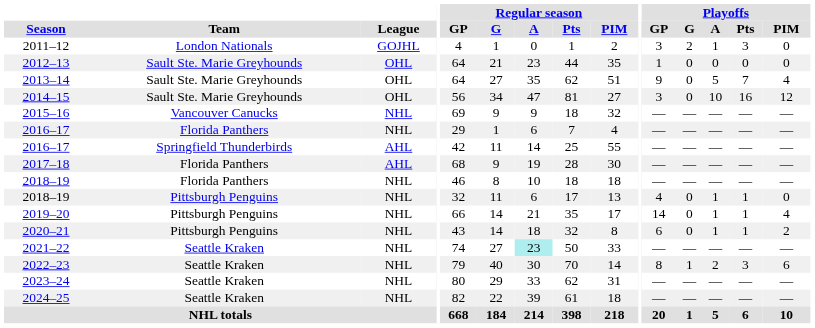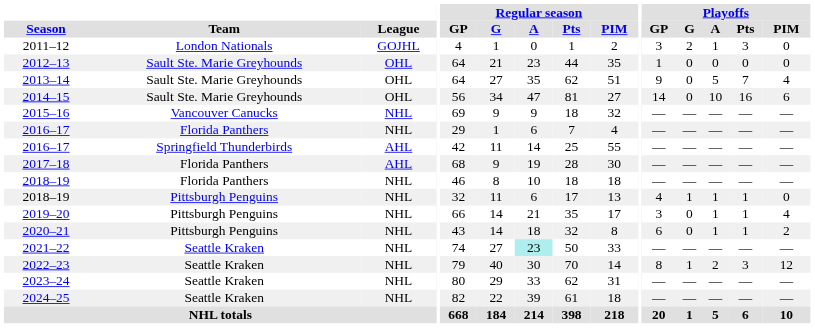(659, 96) 3 -> (659, 96) 14
(786, 96) 12 -> (786, 96) 6
(689, 197) 0 -> (689, 197) 1
(659, 214) 14 -> (659, 214) 3
(786, 264) 6 -> (786, 264) 12
